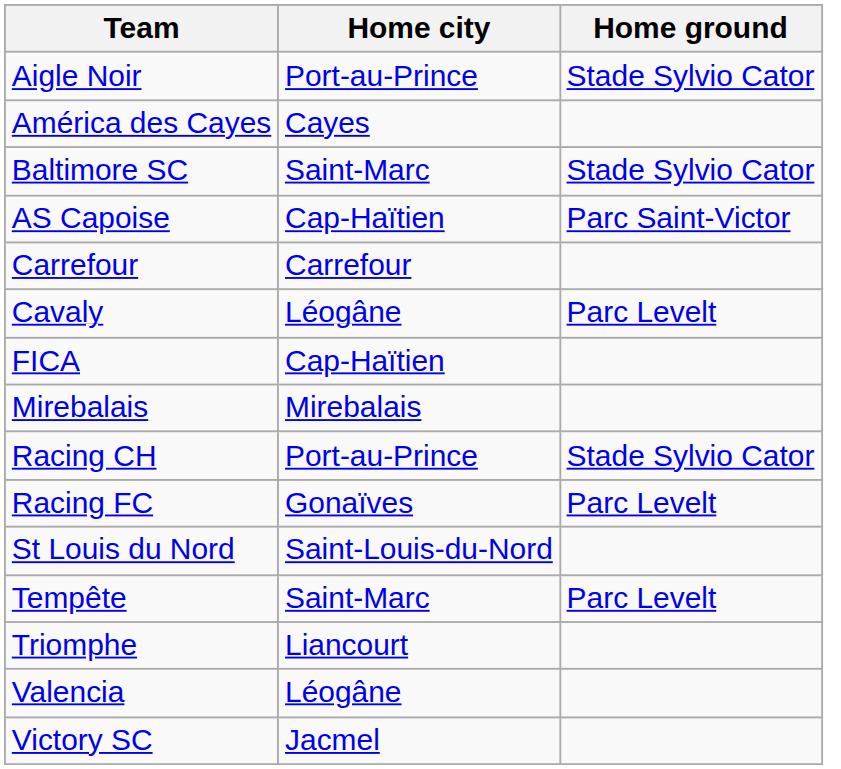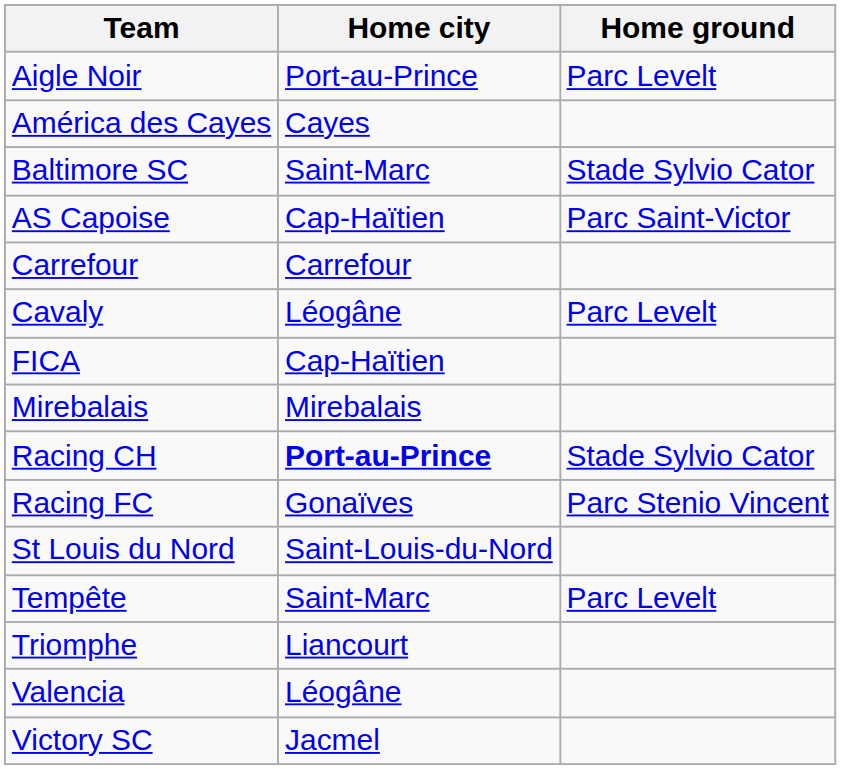(690, 75) Stade Sylvio Cator -> (641, 75) Parc Levelt
(381, 455) normal -> (388, 455) bold
(641, 502) Parc Levelt -> (698, 502) Parc Stenio Vincent
